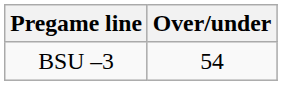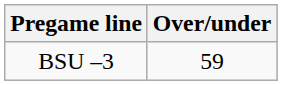(212, 60) 54 -> (212, 60) 59
